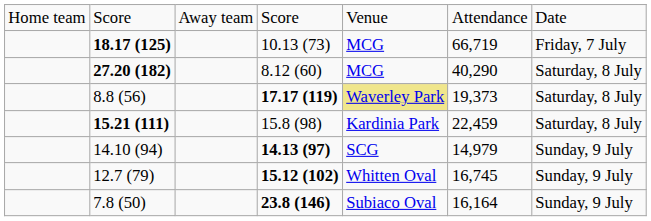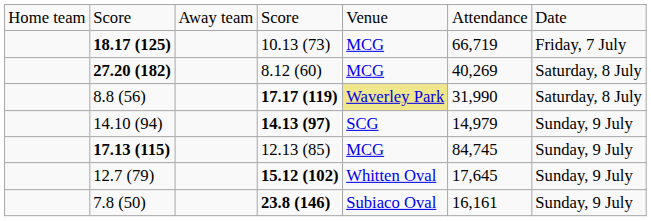(475, 70) 40,290 -> (475, 70) 40,269
(475, 96) 19,373 -> (475, 96) 31,990
- row: (131, 123)
+ row: (132, 149)
(475, 176) 16,745 -> (475, 176) 17,645
(475, 202) 16,164 -> (475, 202) 16,161
